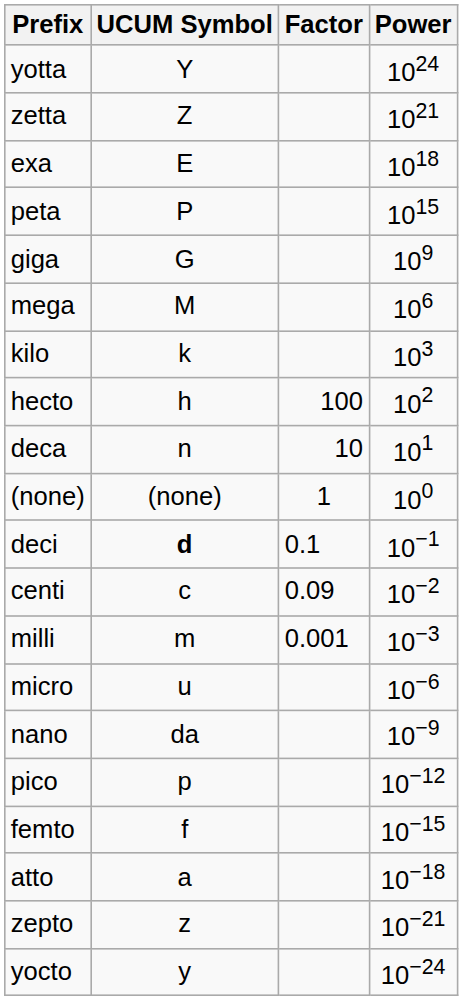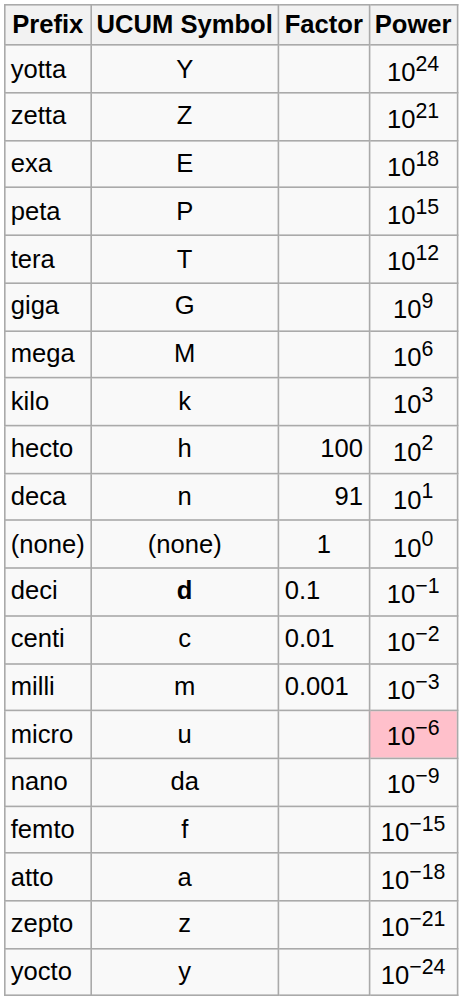+ row: (33, 258)
(349, 449) 10 -> (349, 496) 91
(310, 591) 0.09 -> (310, 639) 0.01
(413, 686) no background -> (413, 734) pink background
- row: (34, 781)
